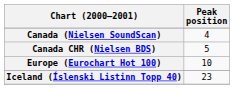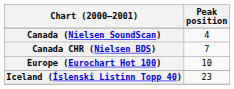(207, 49) 5 -> (207, 49) 7
